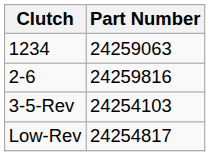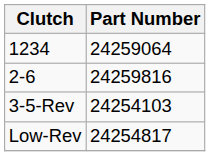(131, 48) 24259063 -> (131, 48) 24259064
